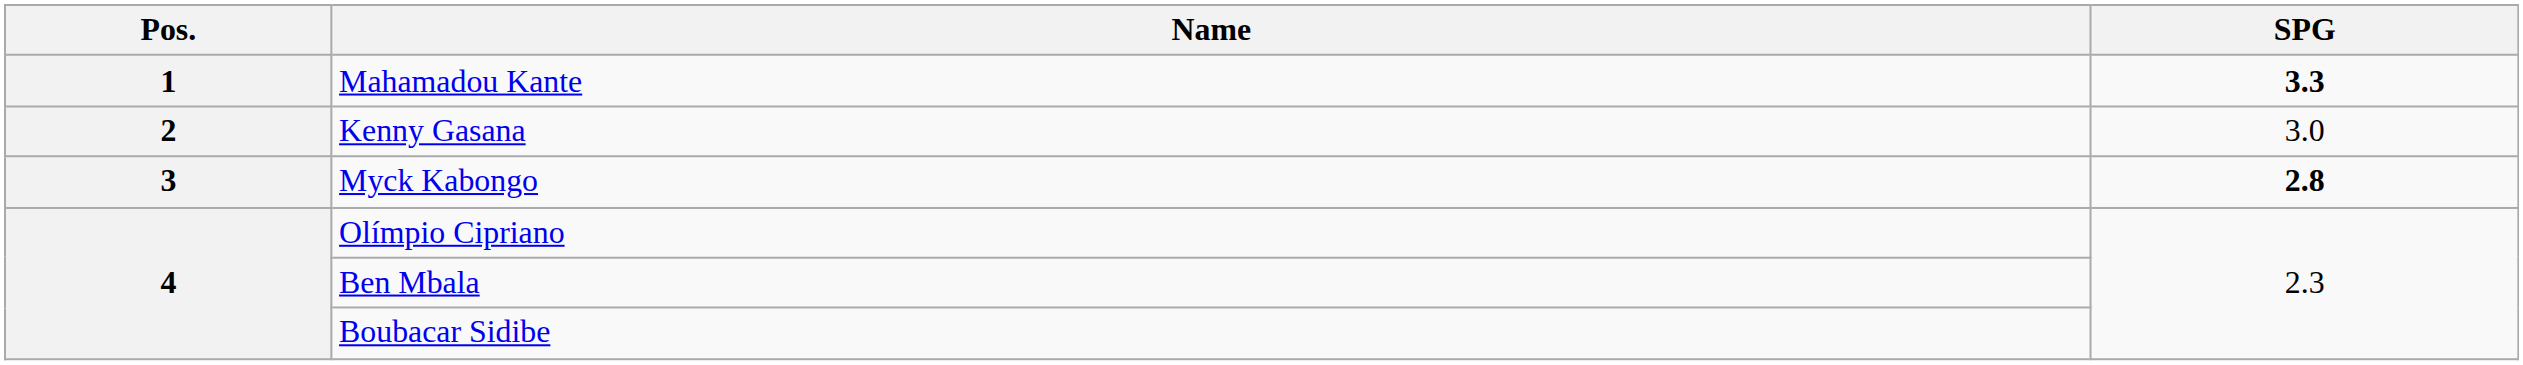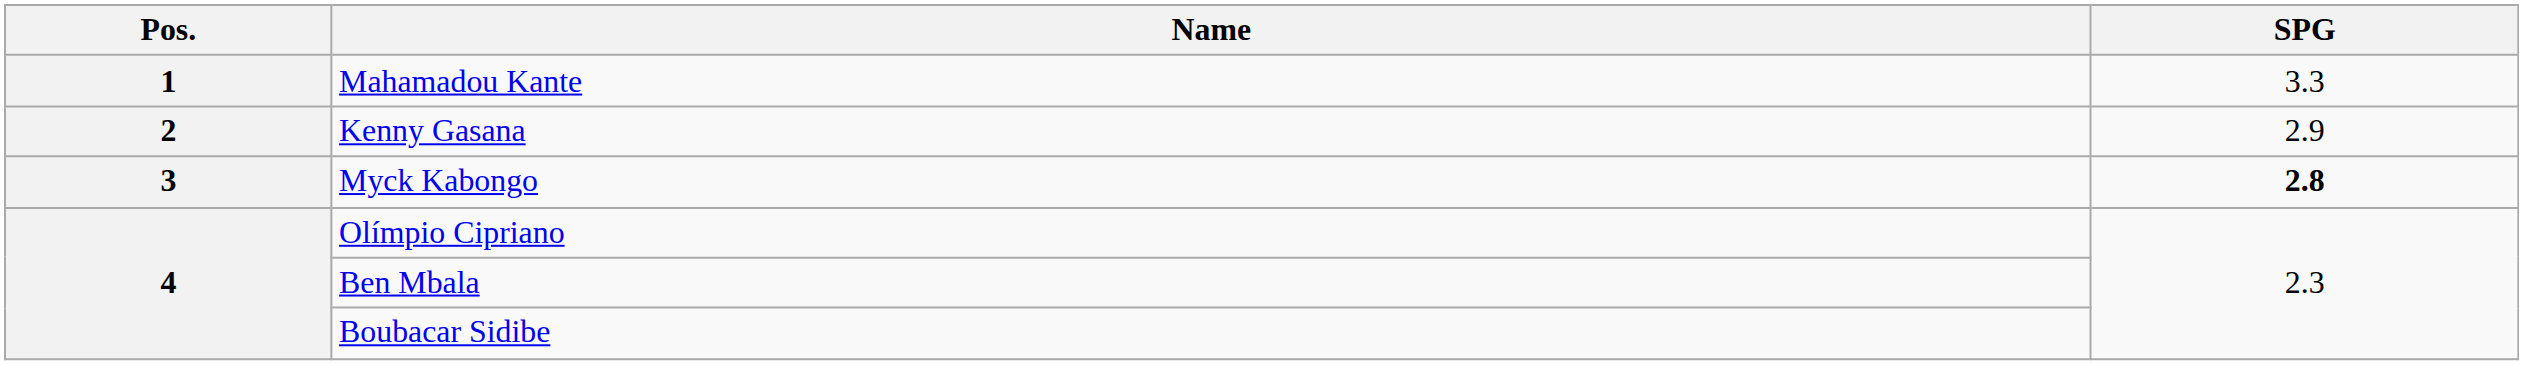(2305, 80) bold -> (2305, 80) normal
(2305, 130) 3.0 -> (2305, 130) 2.9
